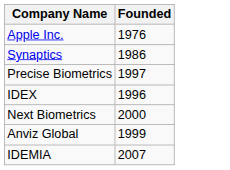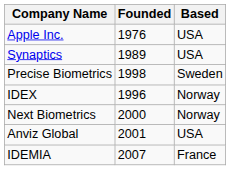+ column: (200, 14)
(132, 54) 1986 -> (132, 54) 1989
(132, 74) 1997 -> (132, 74) 1998
(132, 134) 1999 -> (132, 134) 2001
